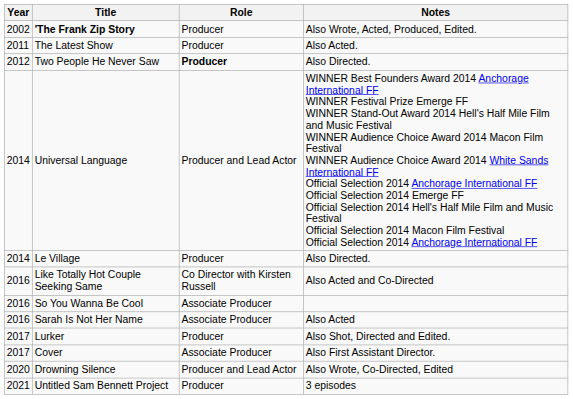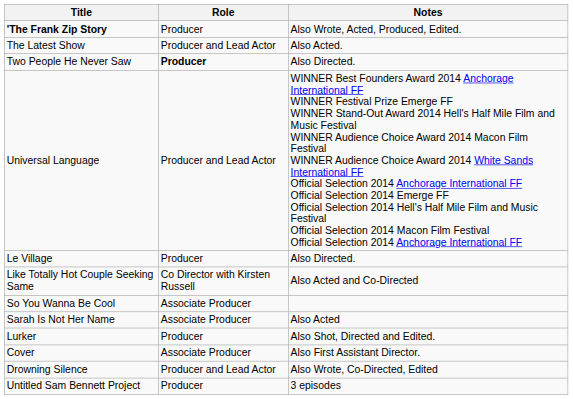- column: (18, 12)
(203, 45) Producer -> (218, 45) Producer and Lead Actor
